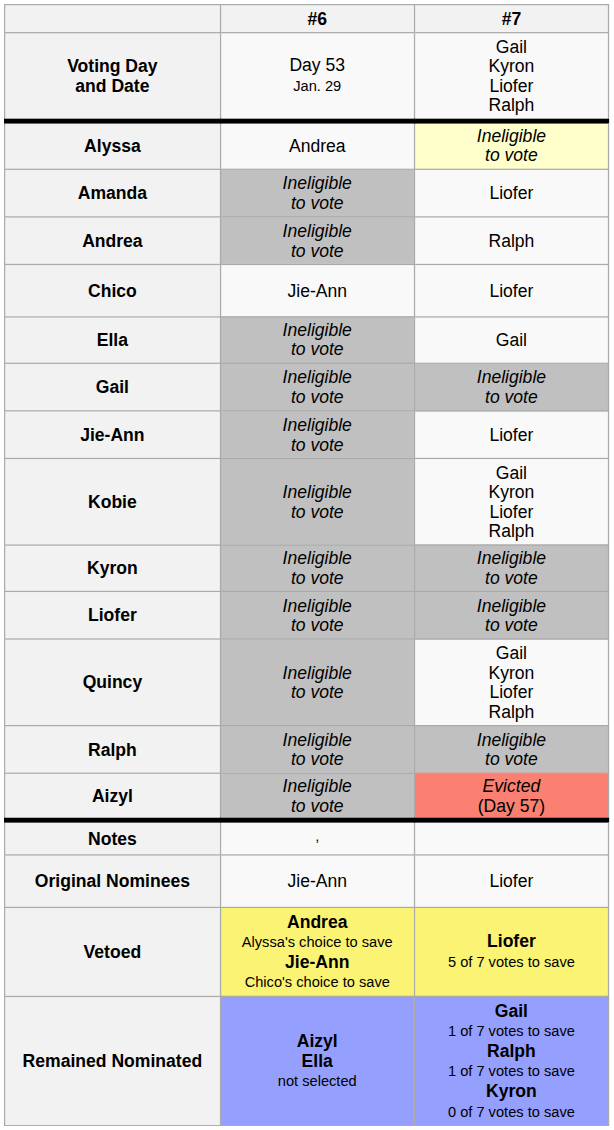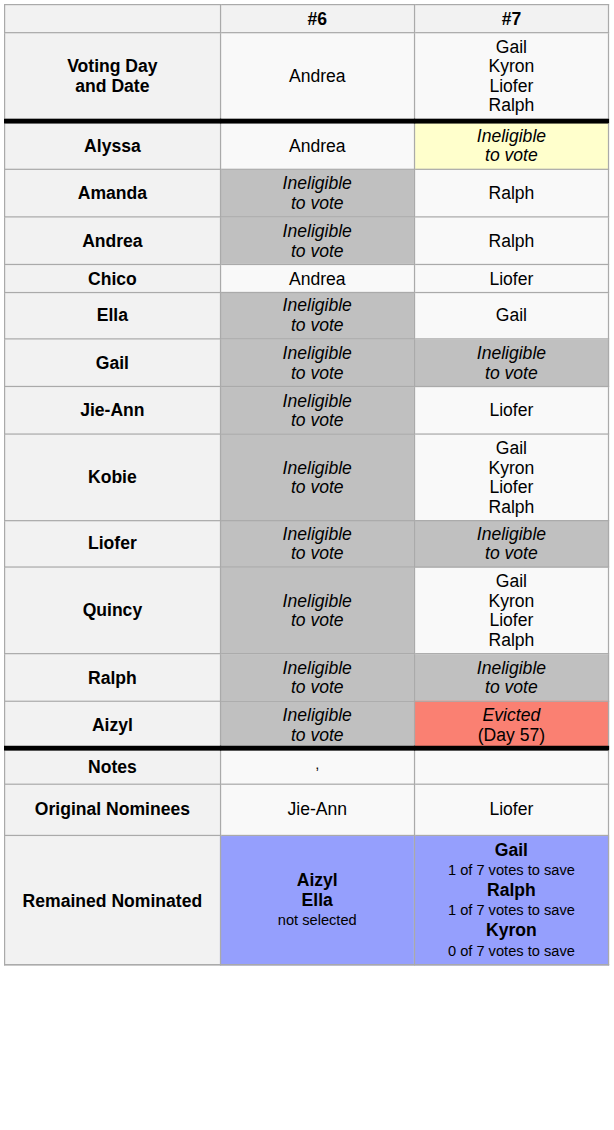(317, 75) Day 53 Jan. 29 -> (317, 76) Andrea
(511, 194) Liofer -> (511, 194) Ralph
(317, 291) Jie-Ann -> (317, 278) Andrea
- row: (112, 568)
- row: (112, 952)
